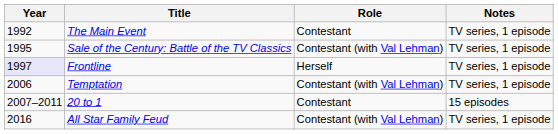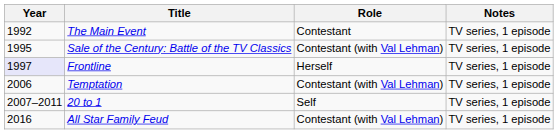(324, 102) Contestant -> (306, 102) Self
(479, 102) 15 episodes -> (500, 102) TV series, 1 episode
